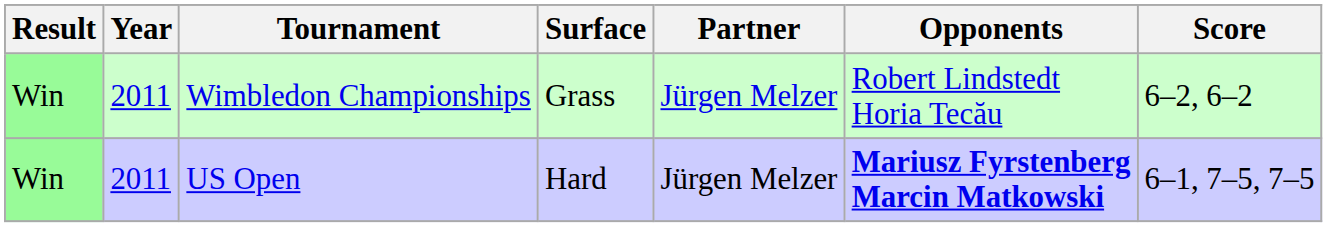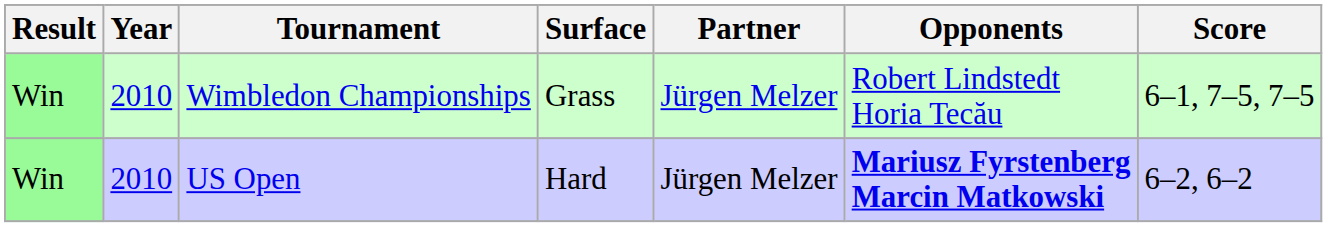(141, 95) 2011 -> (141, 95) 2010
(1199, 95) 6–2, 6–2 -> (1230, 95) 6–1, 7–5, 7–5
(141, 179) 2011 -> (141, 179) 2010
(1229, 179) 6–1, 7–5, 7–5 -> (1199, 179) 6–2, 6–2
